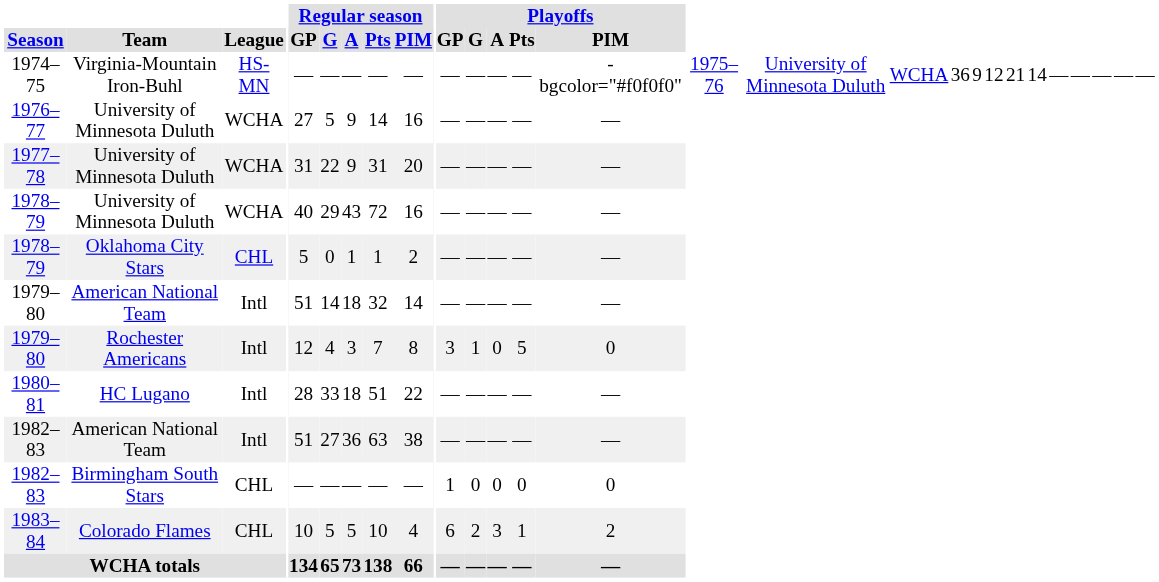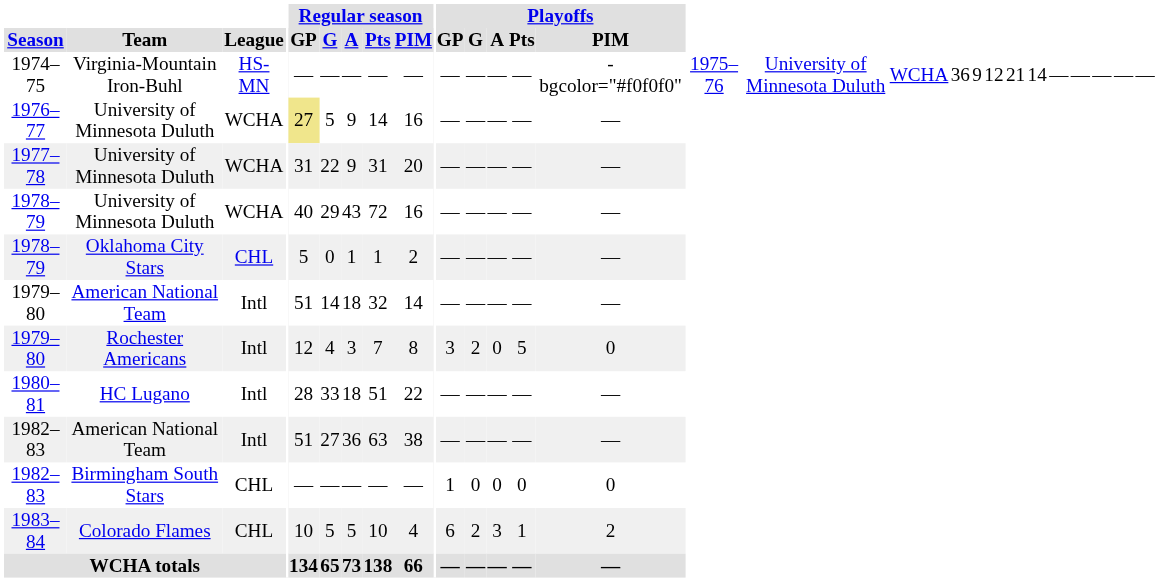(303, 120) no background -> (303, 120) khaki background
(475, 348) 1 -> (475, 348) 2
